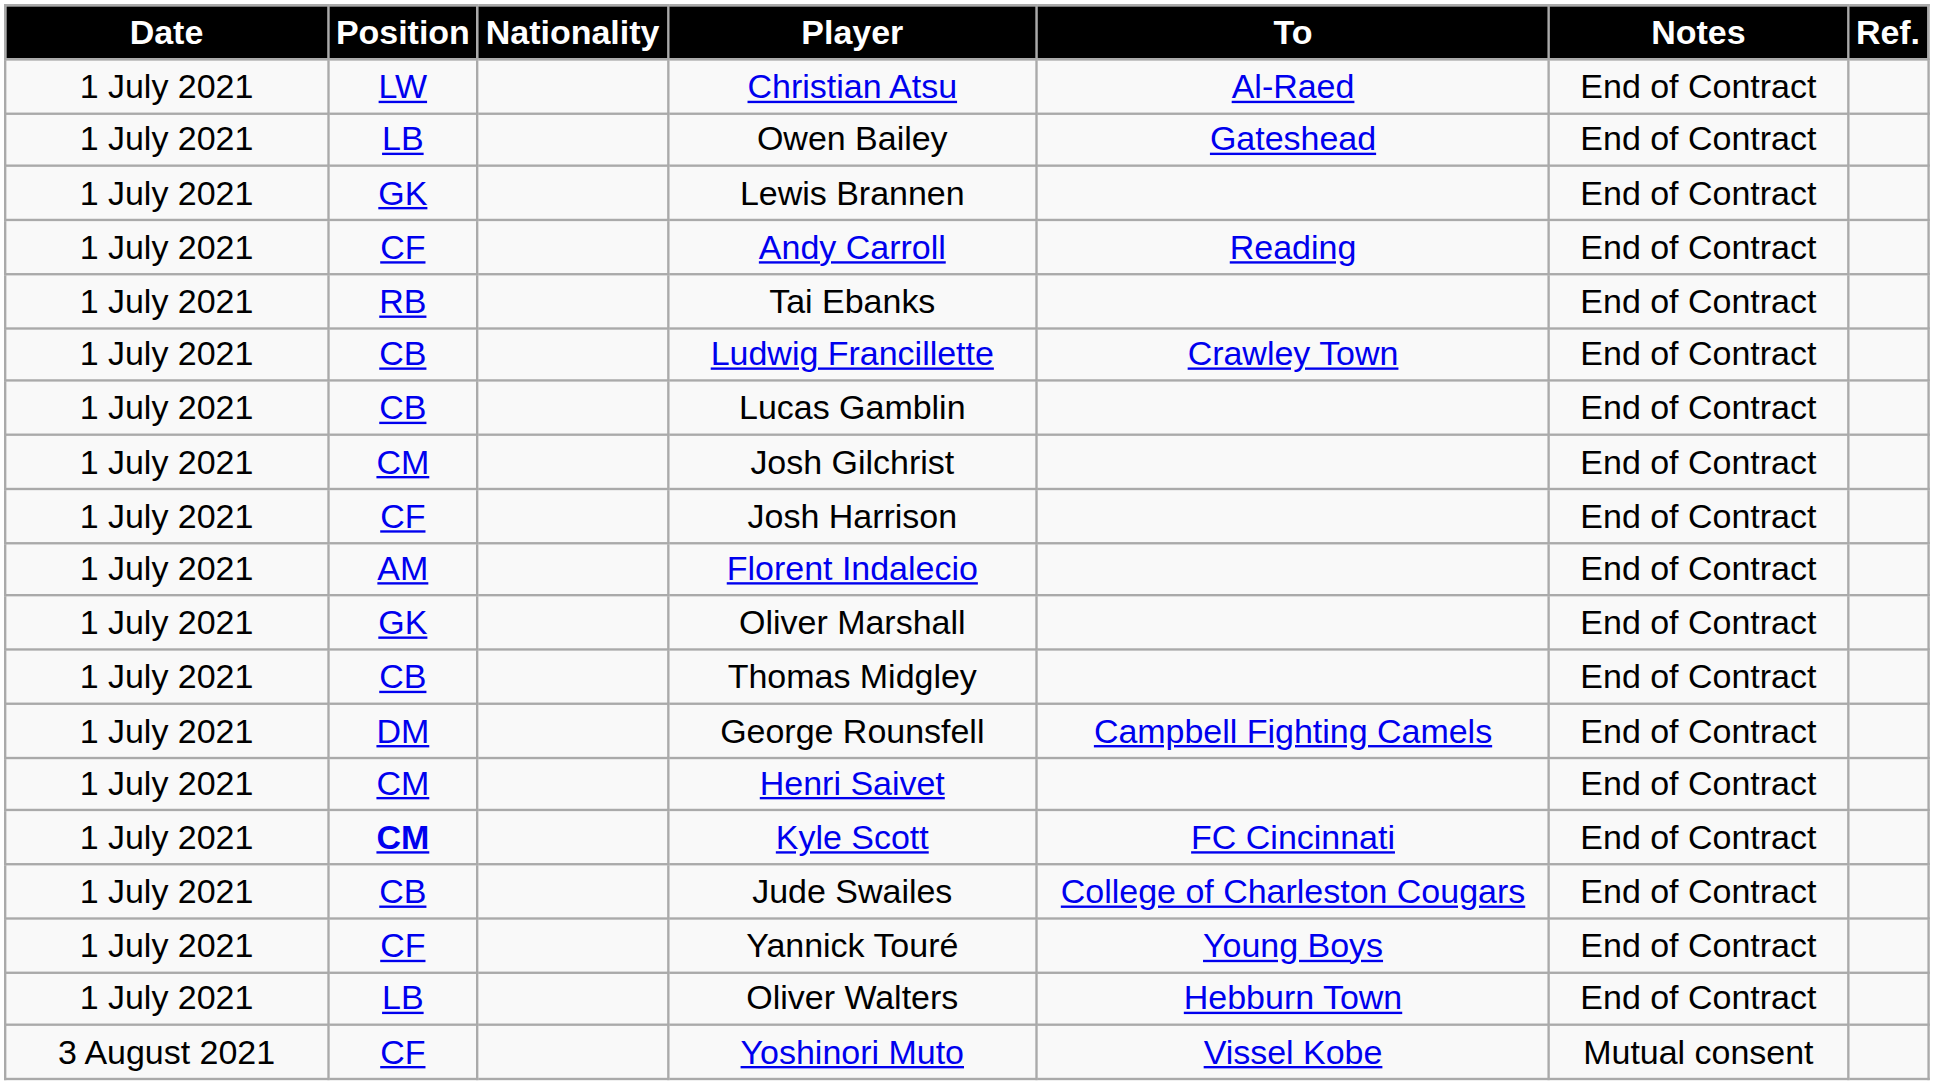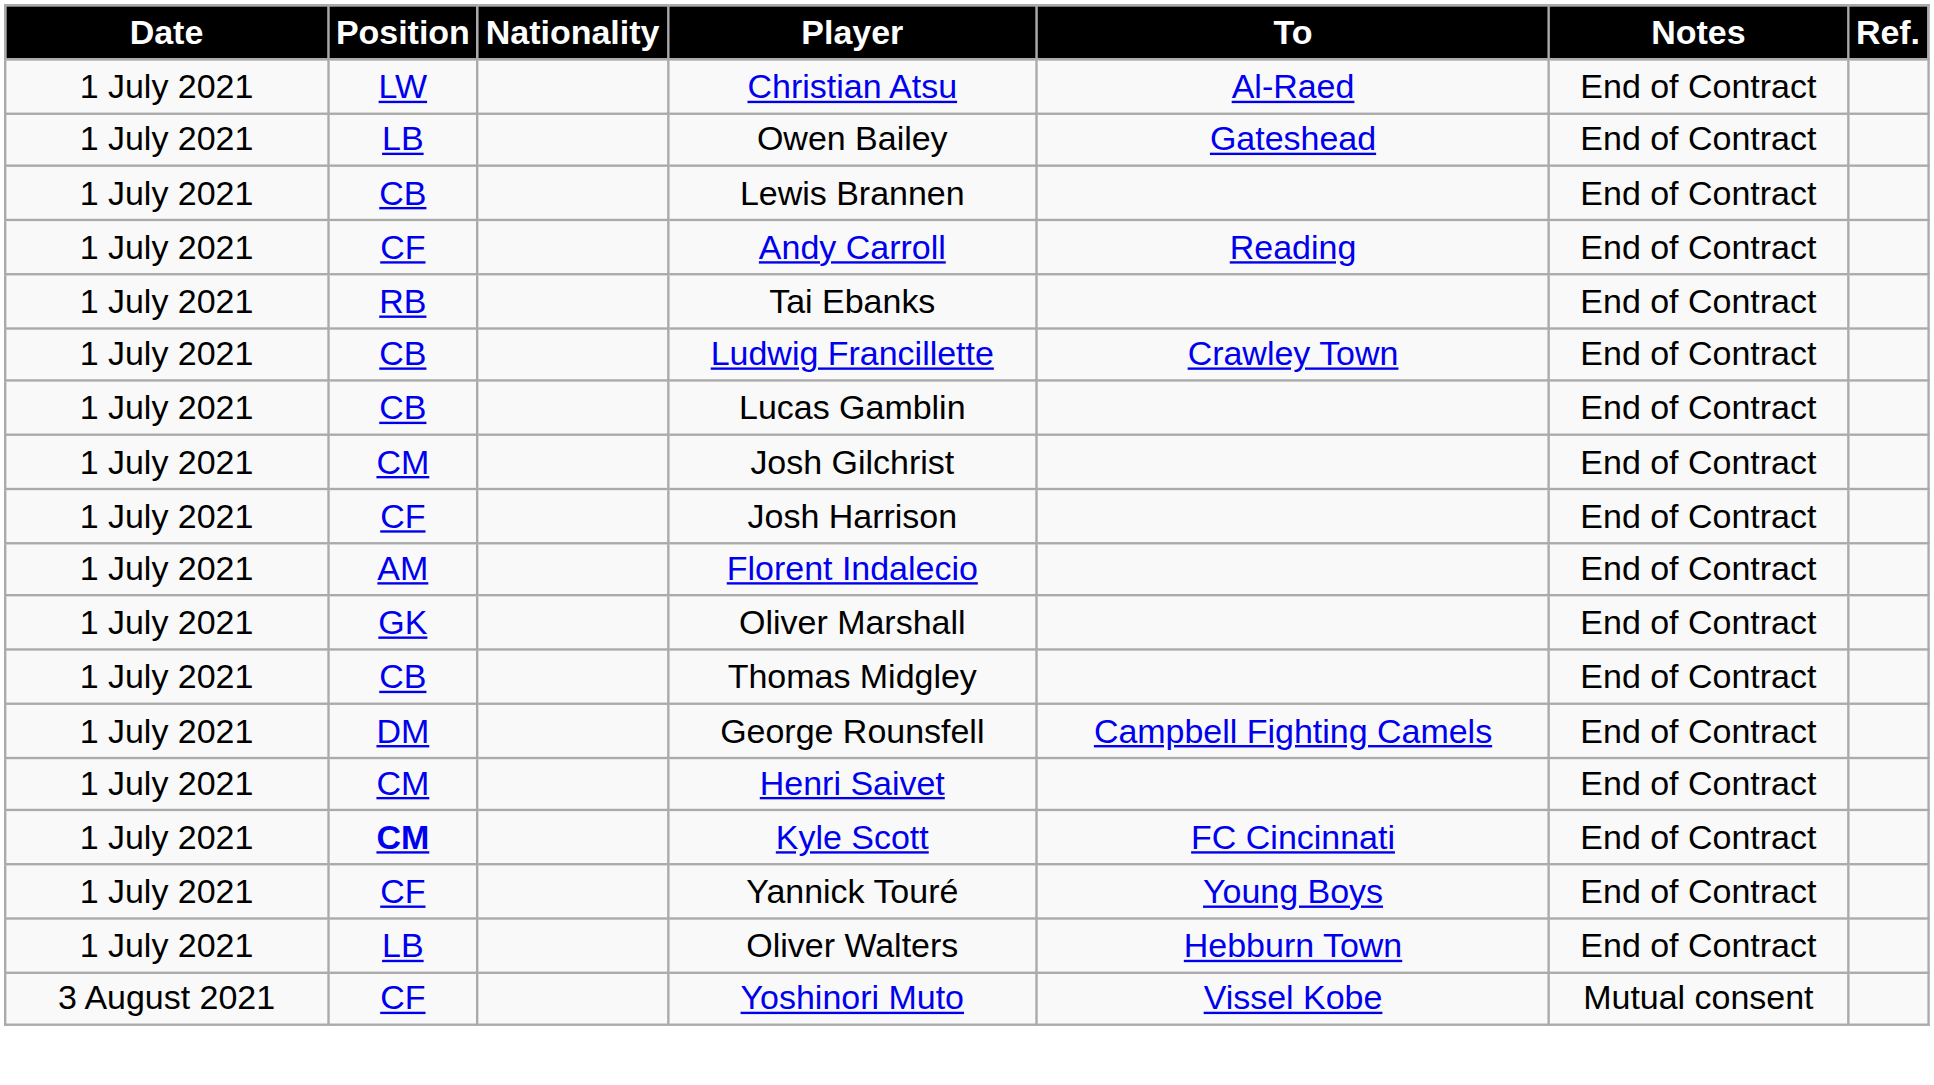(403, 193) GK -> (403, 193) CB
- row: (852, 891)
